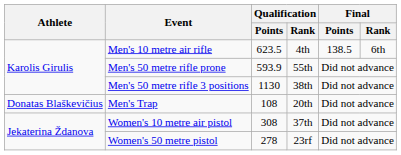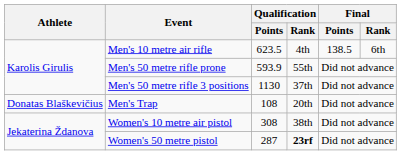(303, 86) 38th -> (303, 86) 37th
(303, 122) 37th -> (303, 122) 38th
(269, 141) 278 -> (269, 141) 287
(303, 141) normal -> (303, 141) bold
